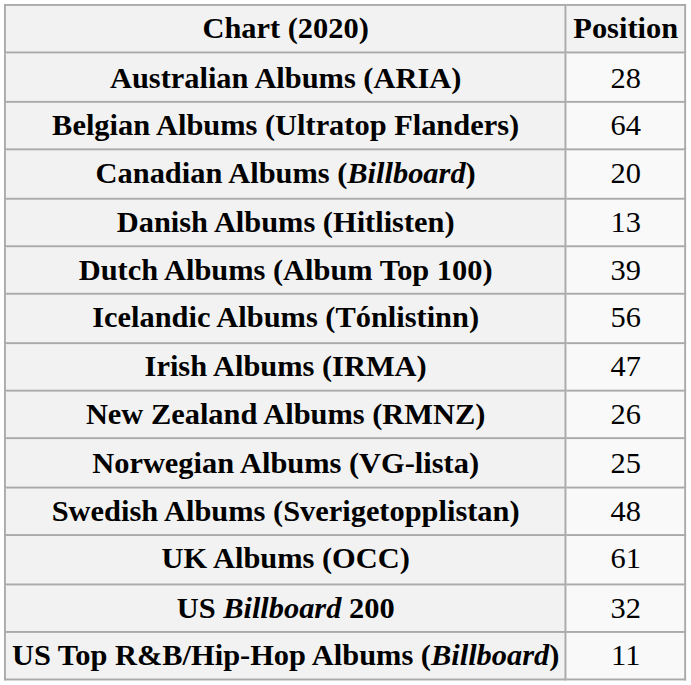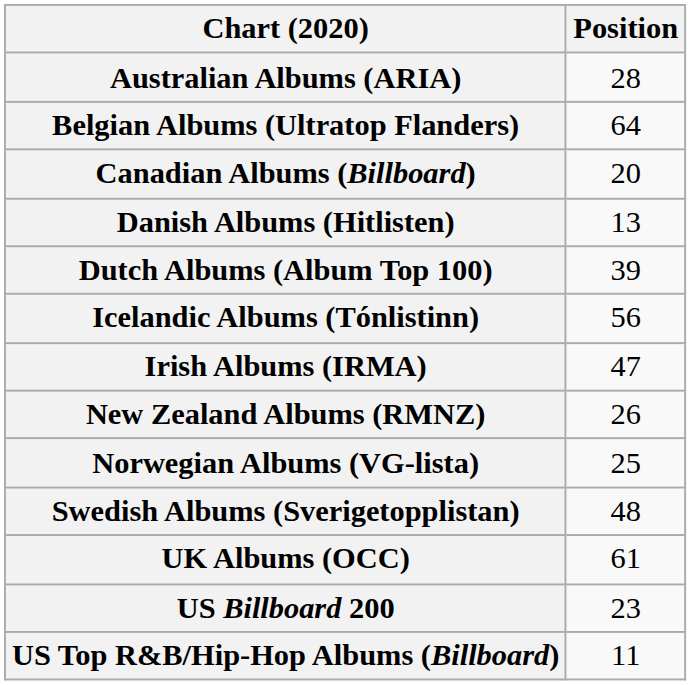(626, 607) 32 -> (626, 607) 23
